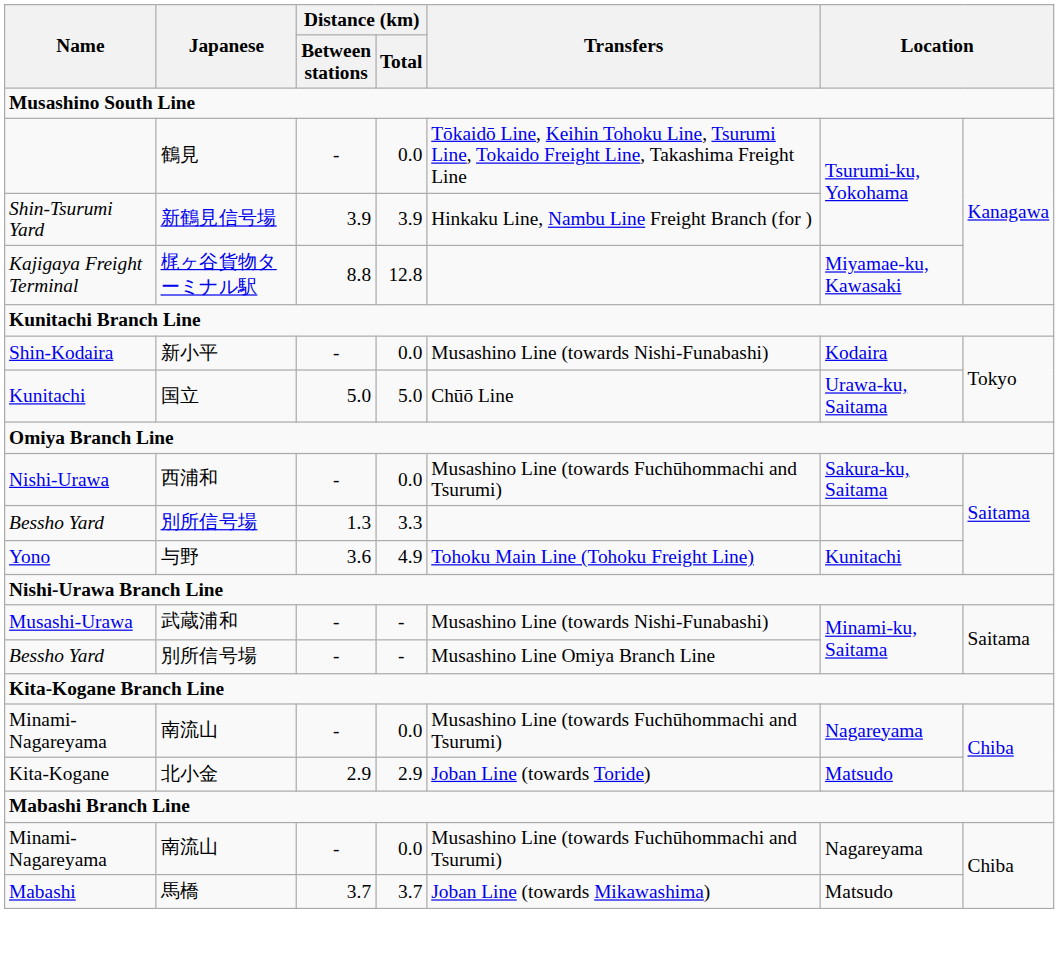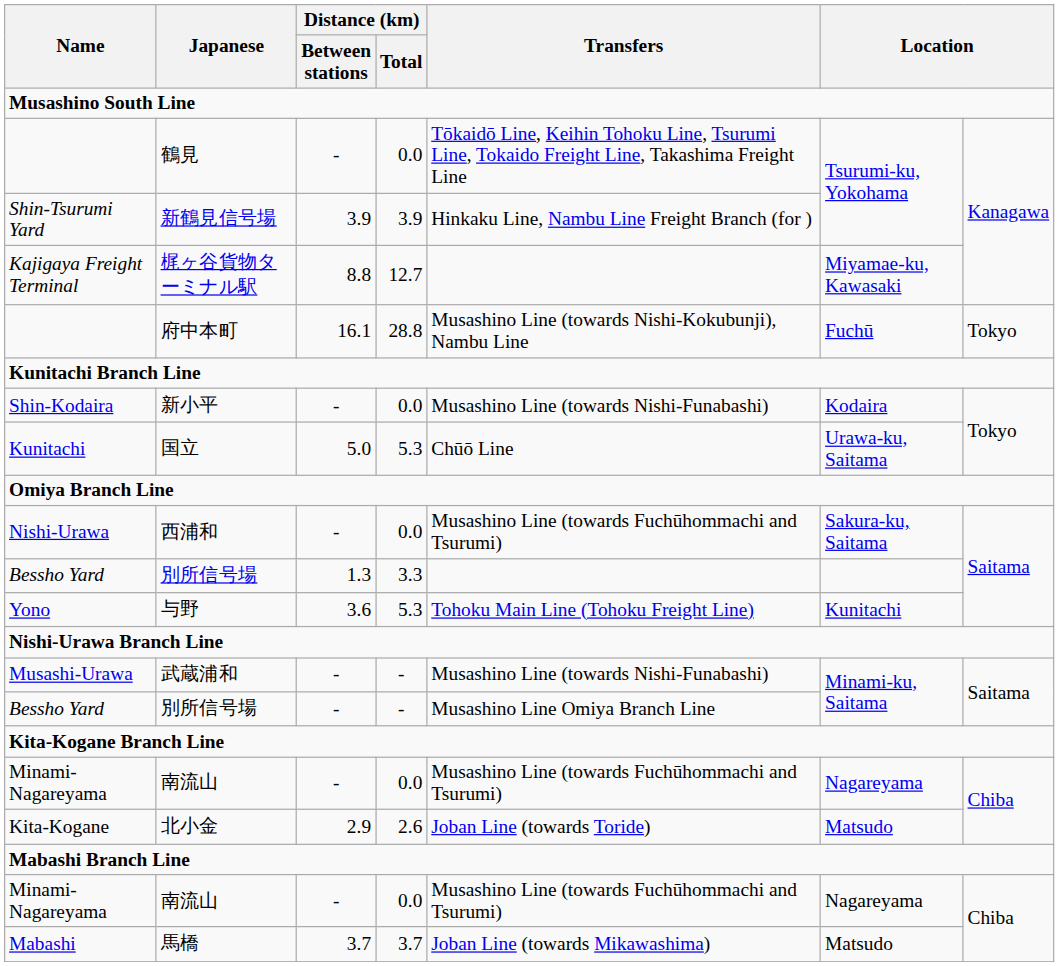(405, 275) 12.8 -> (405, 275) 12.7
+ row: (199, 330)
(410, 396) 5.0 -> (410, 448) 5.3
(410, 557) 4.9 -> (410, 609) 5.3
(410, 773) 2.9 -> (410, 826) 2.6
